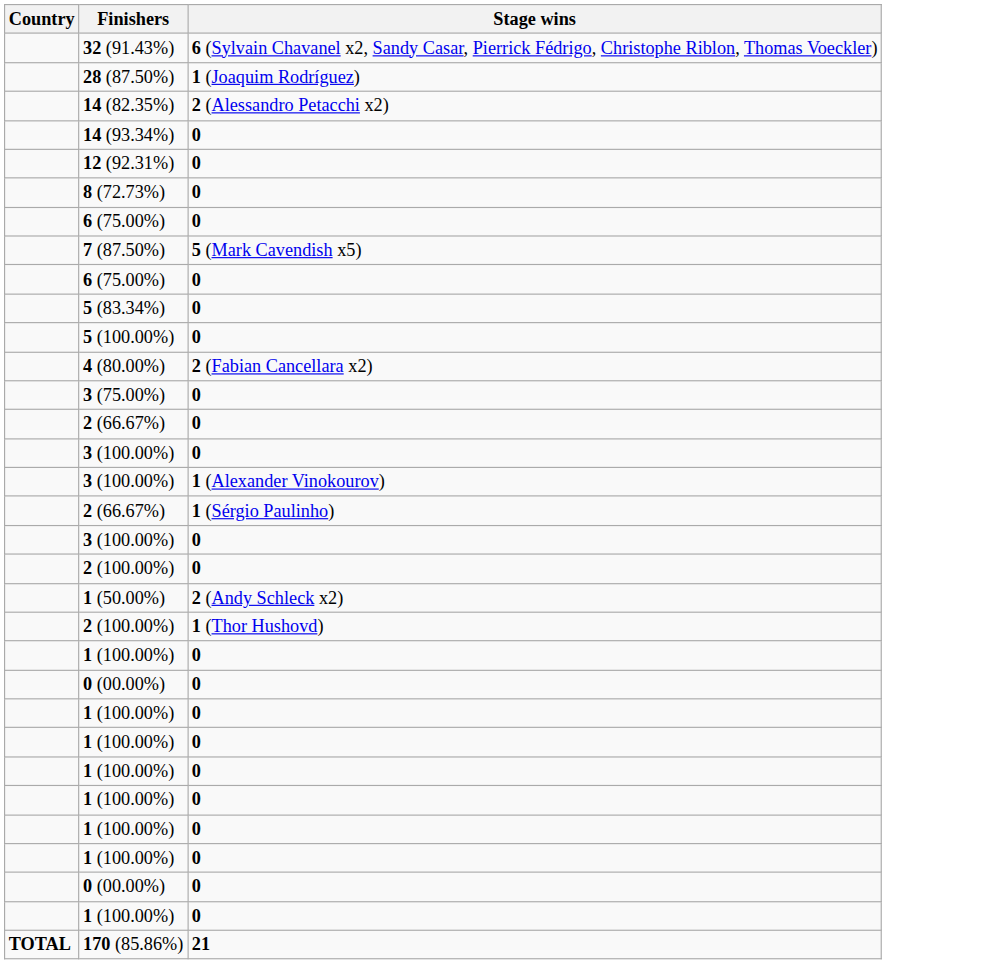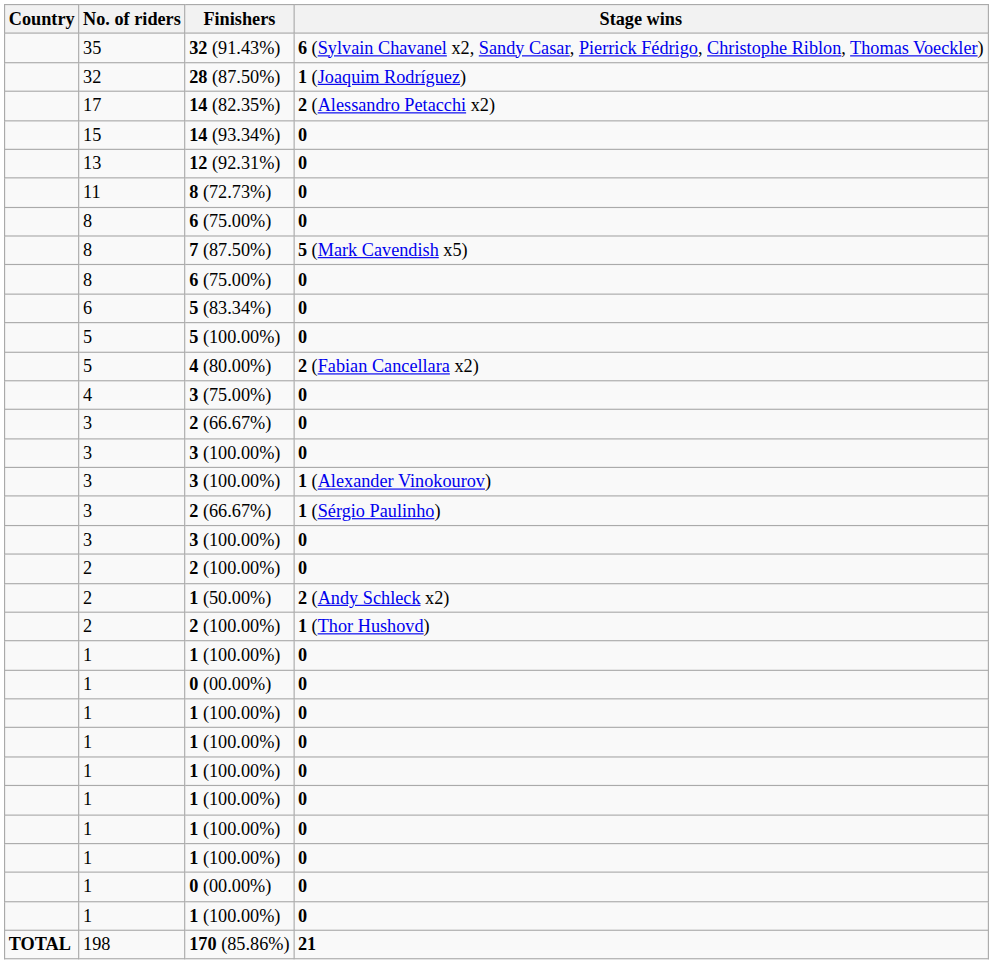+ column: (132, 18)
